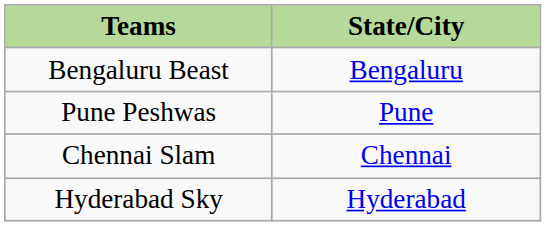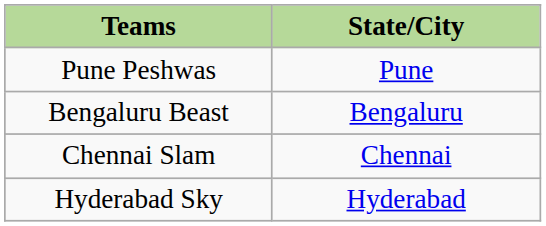rows swapped: (139, 112) <-> (139, 69)
